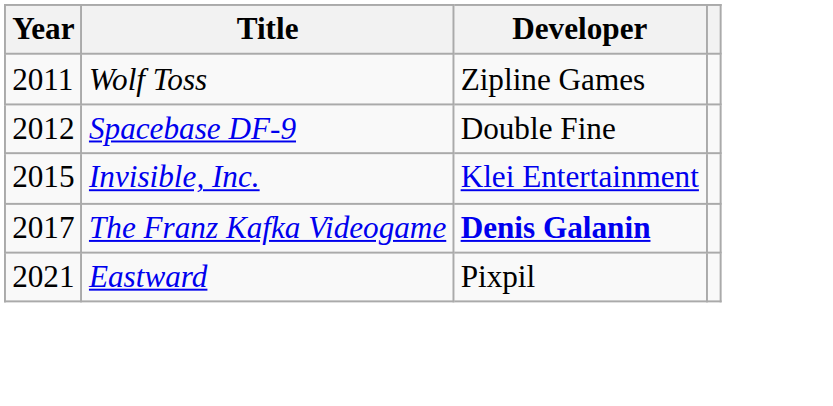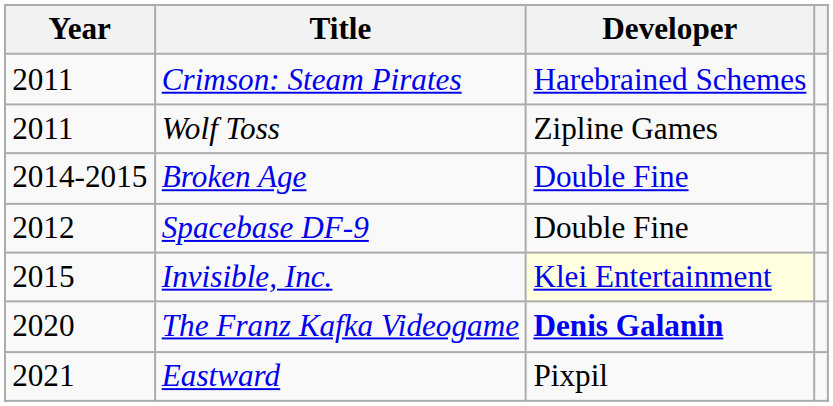+ row: (312, 78)
+ row: (234, 177)
(580, 177) no background -> (653, 276) lightyellow background
(43, 227) 2017 -> (43, 326) 2020
